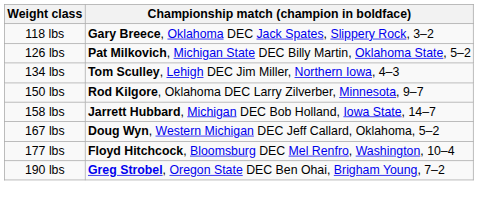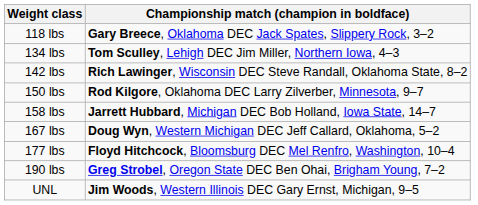- row: (45, 53)
+ row: (45, 72)
+ row: (45, 190)
